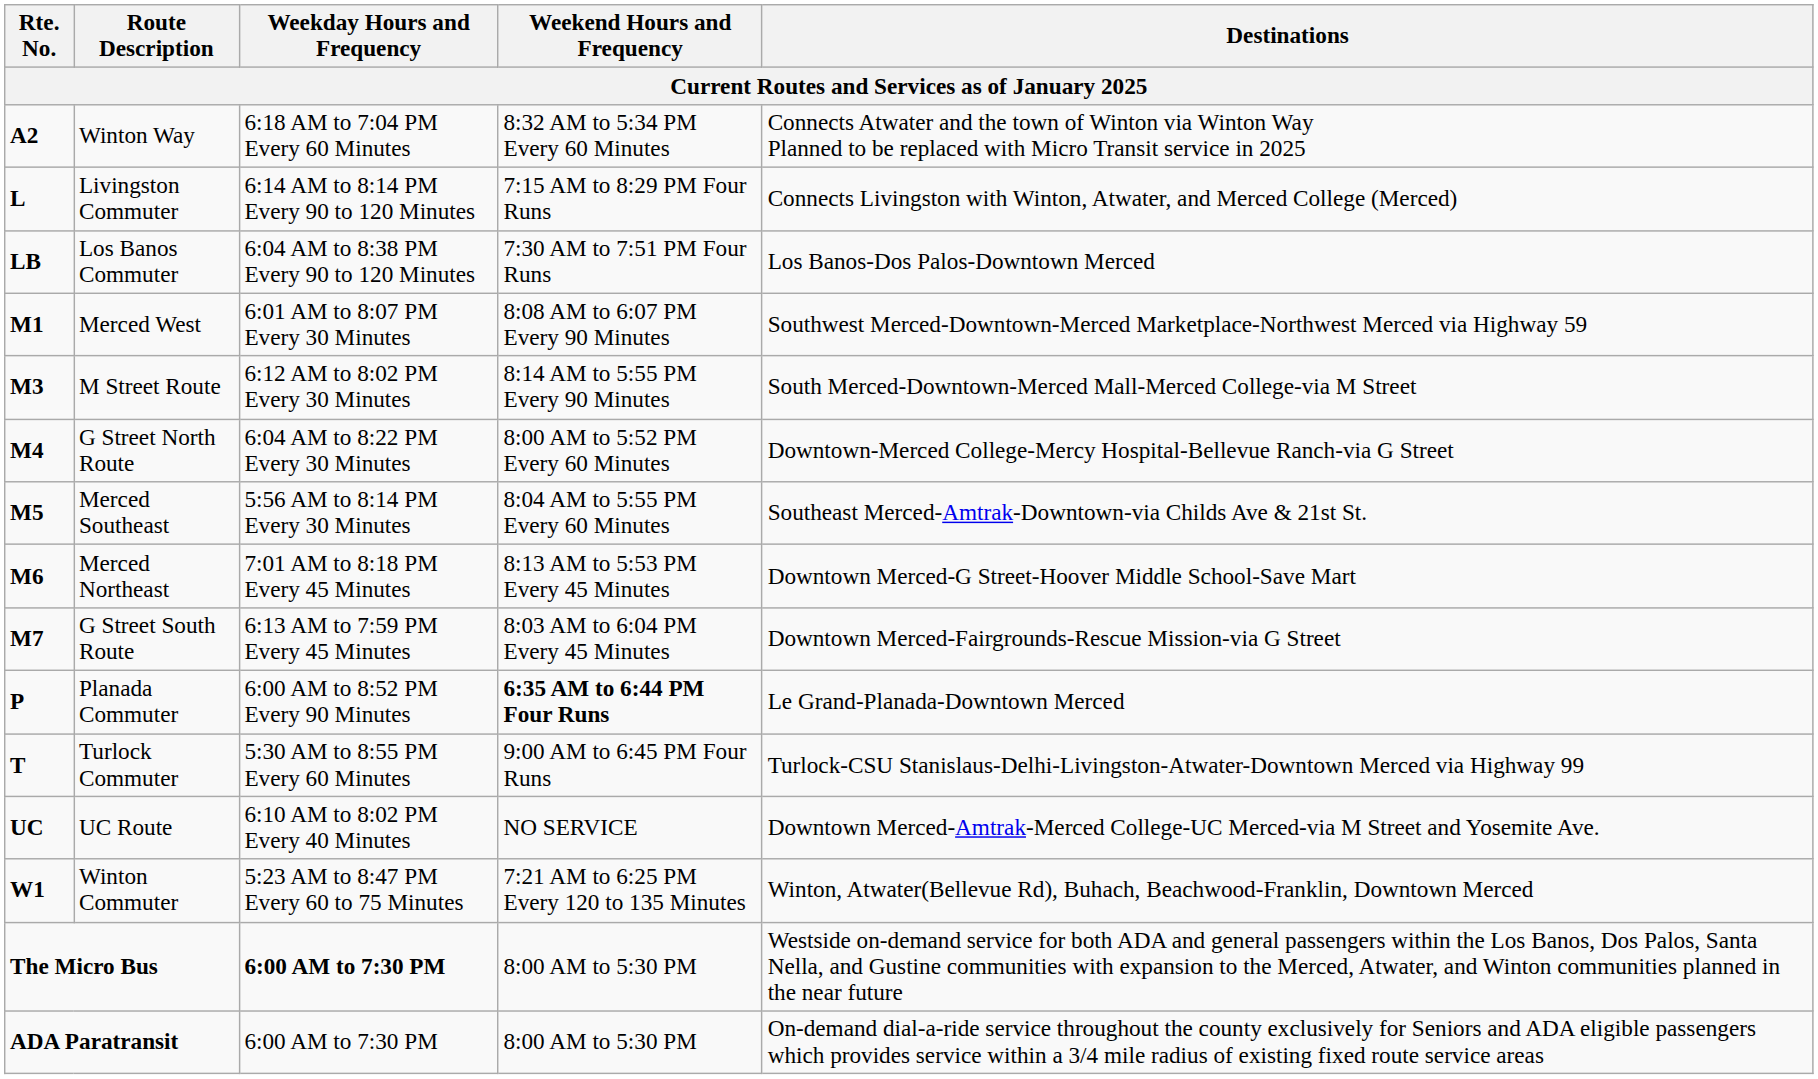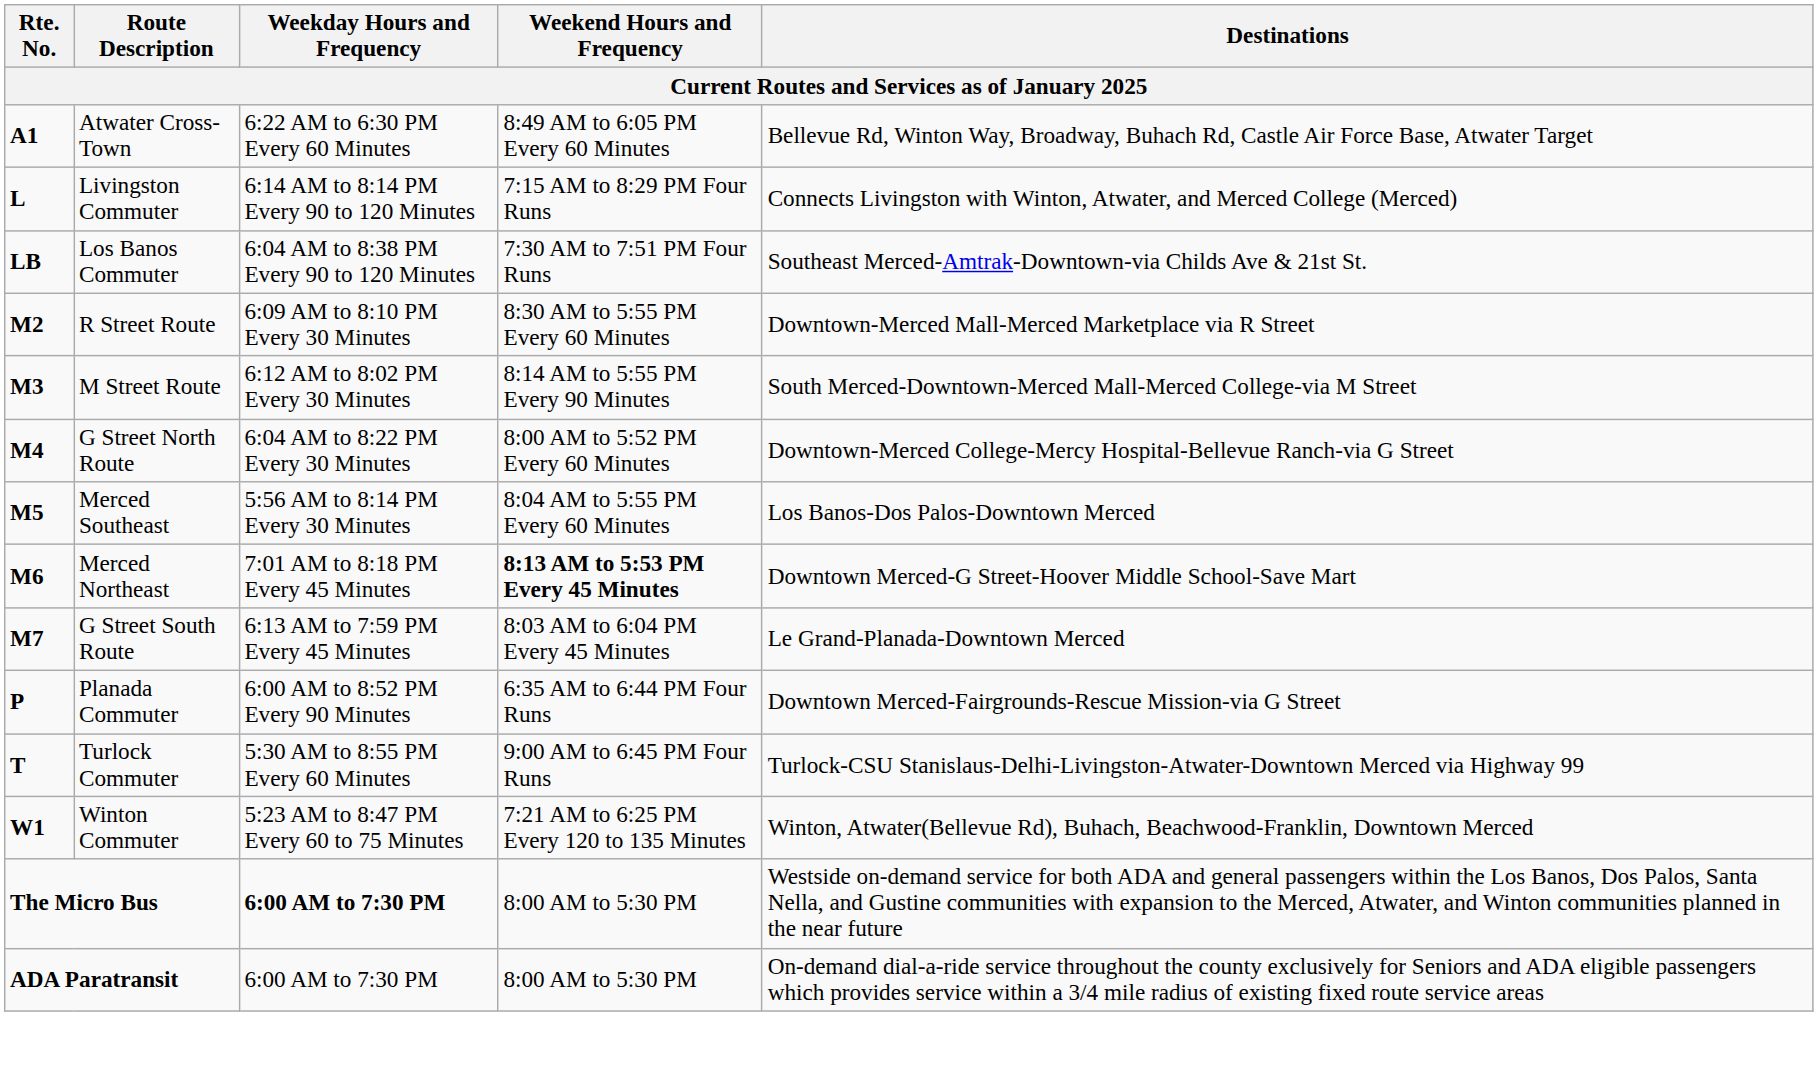+ row: (149, 135)
- row: (137, 135)
(961, 261) Los Banos-Dos Palos-Downtown Merced -> (1067, 261) Southeast Merced-Amtrak-Downtown-via Childs Ave & 21st St.
- row: (140, 324)
+ row: (147, 324)
(1067, 512) Southeast Merced-Amtrak-Downtown-via Childs Ave & 21st St. -> (961, 512) Los Banos-Dos Palos-Downtown Merced
(600, 575) normal -> (604, 575) bold
(1054, 638) Downtown Merced-Fairgrounds-Rescue Mission-via G Street -> (946, 638) Le Grand-Planada-Downtown Merced
(604, 701) bold -> (625, 701) normal
(946, 701) Le Grand-Planada-Downtown Merced -> (1054, 701) Downtown Merced-Fairgrounds-Rescue Mission-via G Street
- row: (126, 827)
